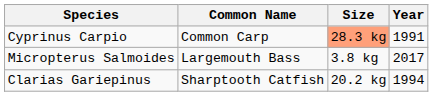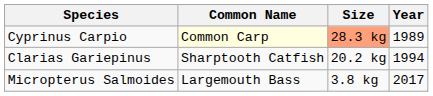(225, 37) no background -> (225, 37) lightyellow background
(409, 37) 1991 -> (409, 37) 1989
rows swapped: (79, 80) <-> (91, 59)
